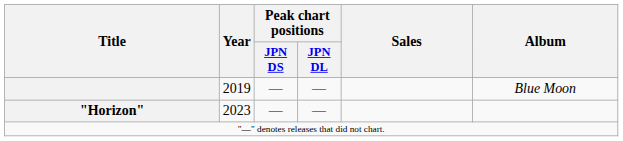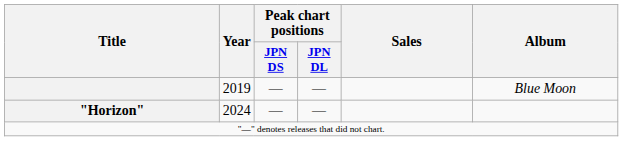(237, 110) 2023 -> (237, 110) 2024
